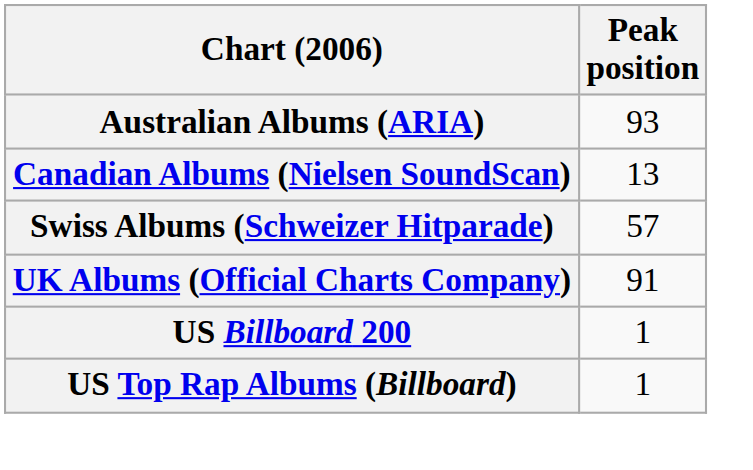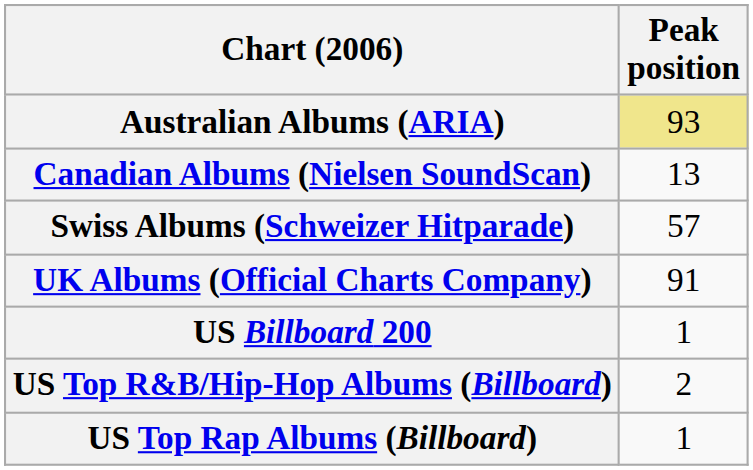(643, 121) no background -> (684, 121) khaki background
+ row: (312, 385)
